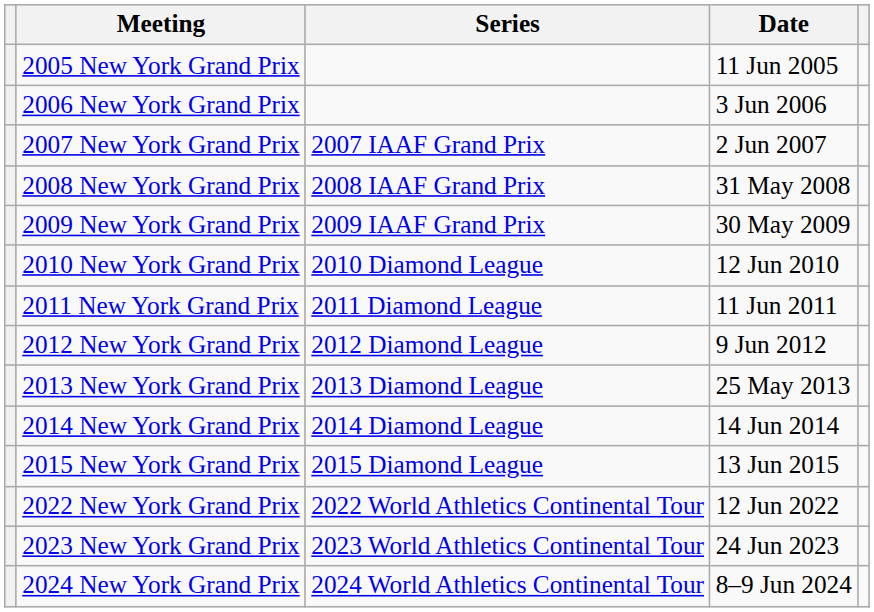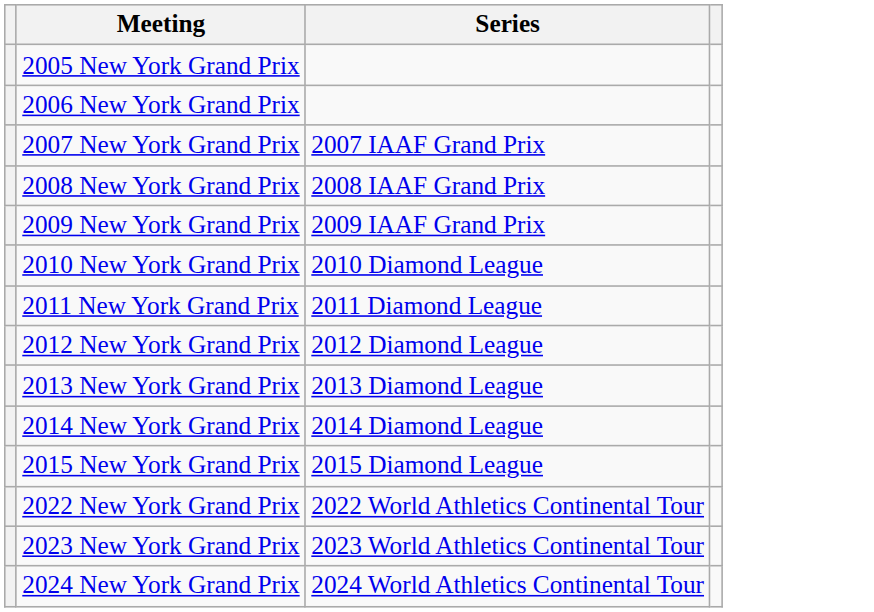- column: (784, 24)
